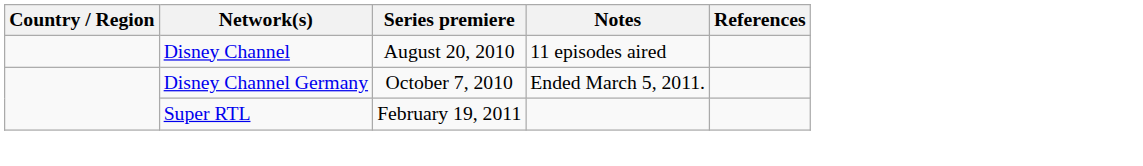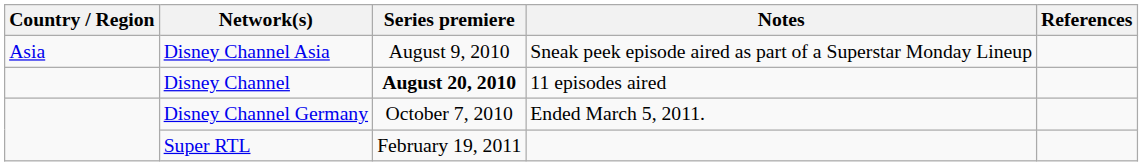+ row: (247, 51)
(449, 51) normal -> (449, 82) bold
